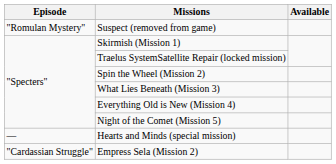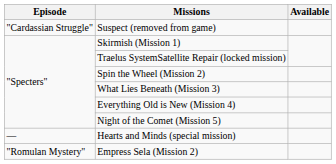(46, 27) "Romulan Mystery" -> (50, 27) "Cardassian Struggle"
(50, 151) "Cardassian Struggle" -> (46, 151) "Romulan Mystery"
